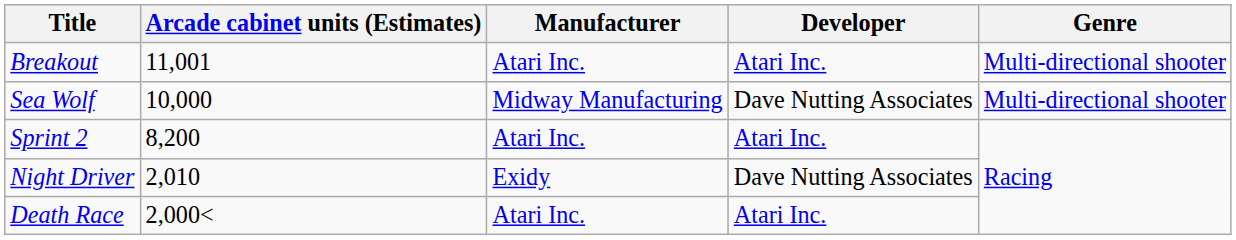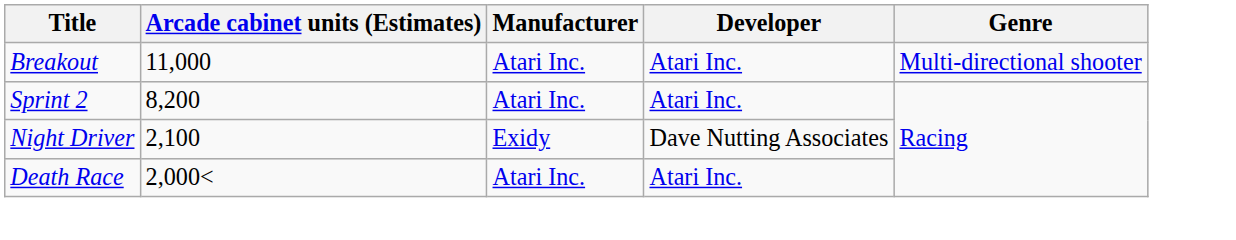(178, 61) 11,001 -> (178, 61) 11,000
- row: (52, 100)
(173, 176) 2,010 -> (173, 138) 2,100
